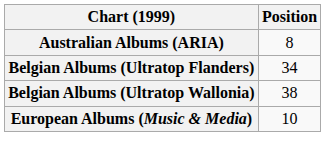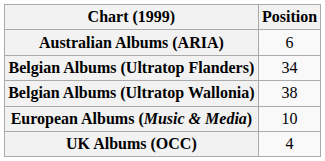(290, 42) 8 -> (290, 42) 6
+ row: (131, 144)
